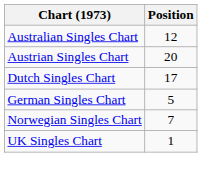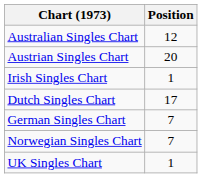+ row: (57, 78)
(171, 99) 5 -> (171, 120) 7
